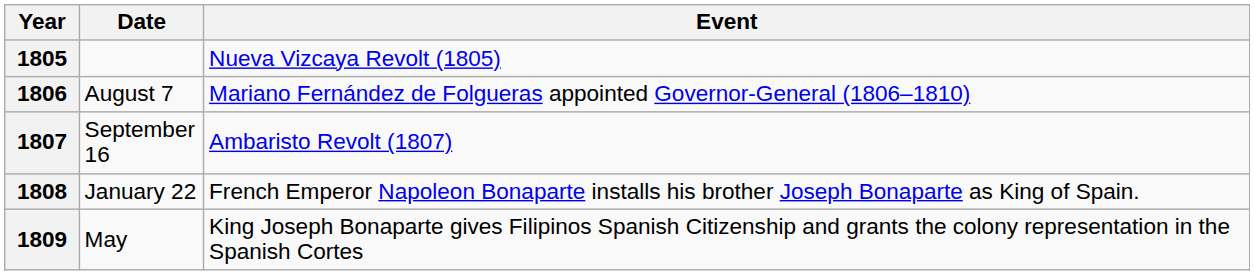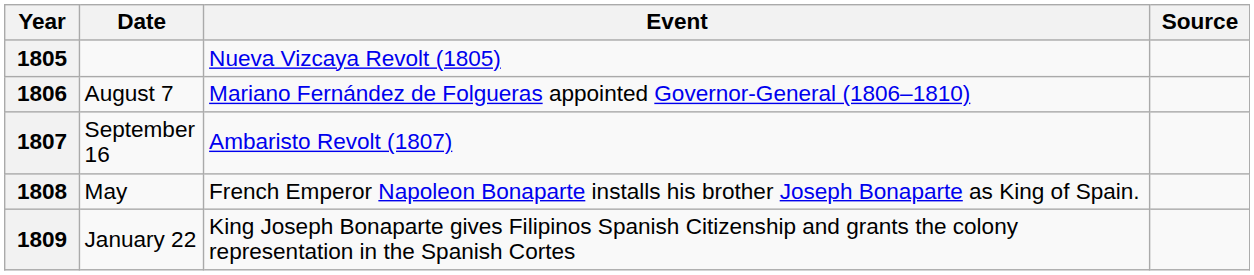+ column: (1200, 22)
(140, 190) January 22 -> (106, 190) May
(106, 239) May -> (140, 239) January 22
